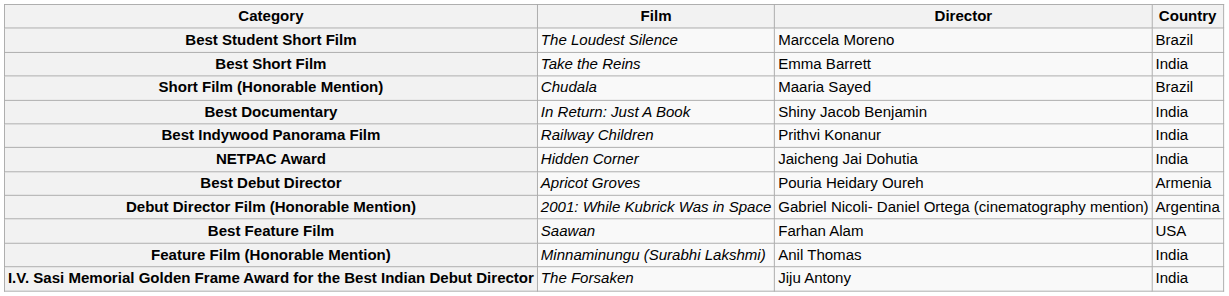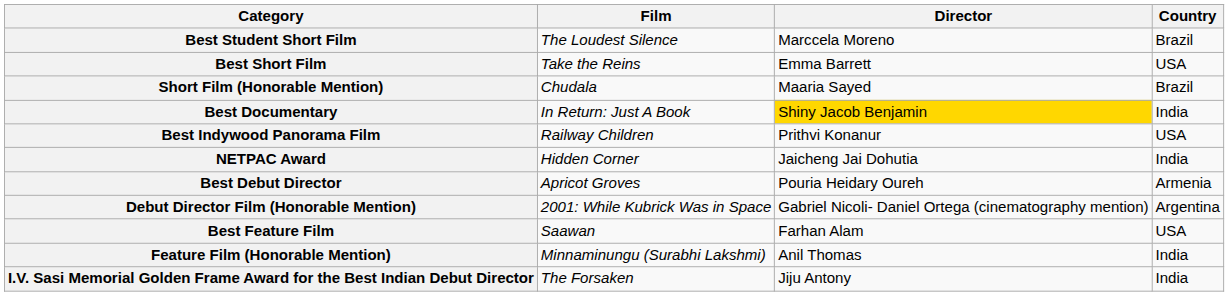(1172, 64) India -> (1171, 64) USA
(853, 111) no background -> (853, 111) gold background
(1172, 135) India -> (1171, 135) USA
